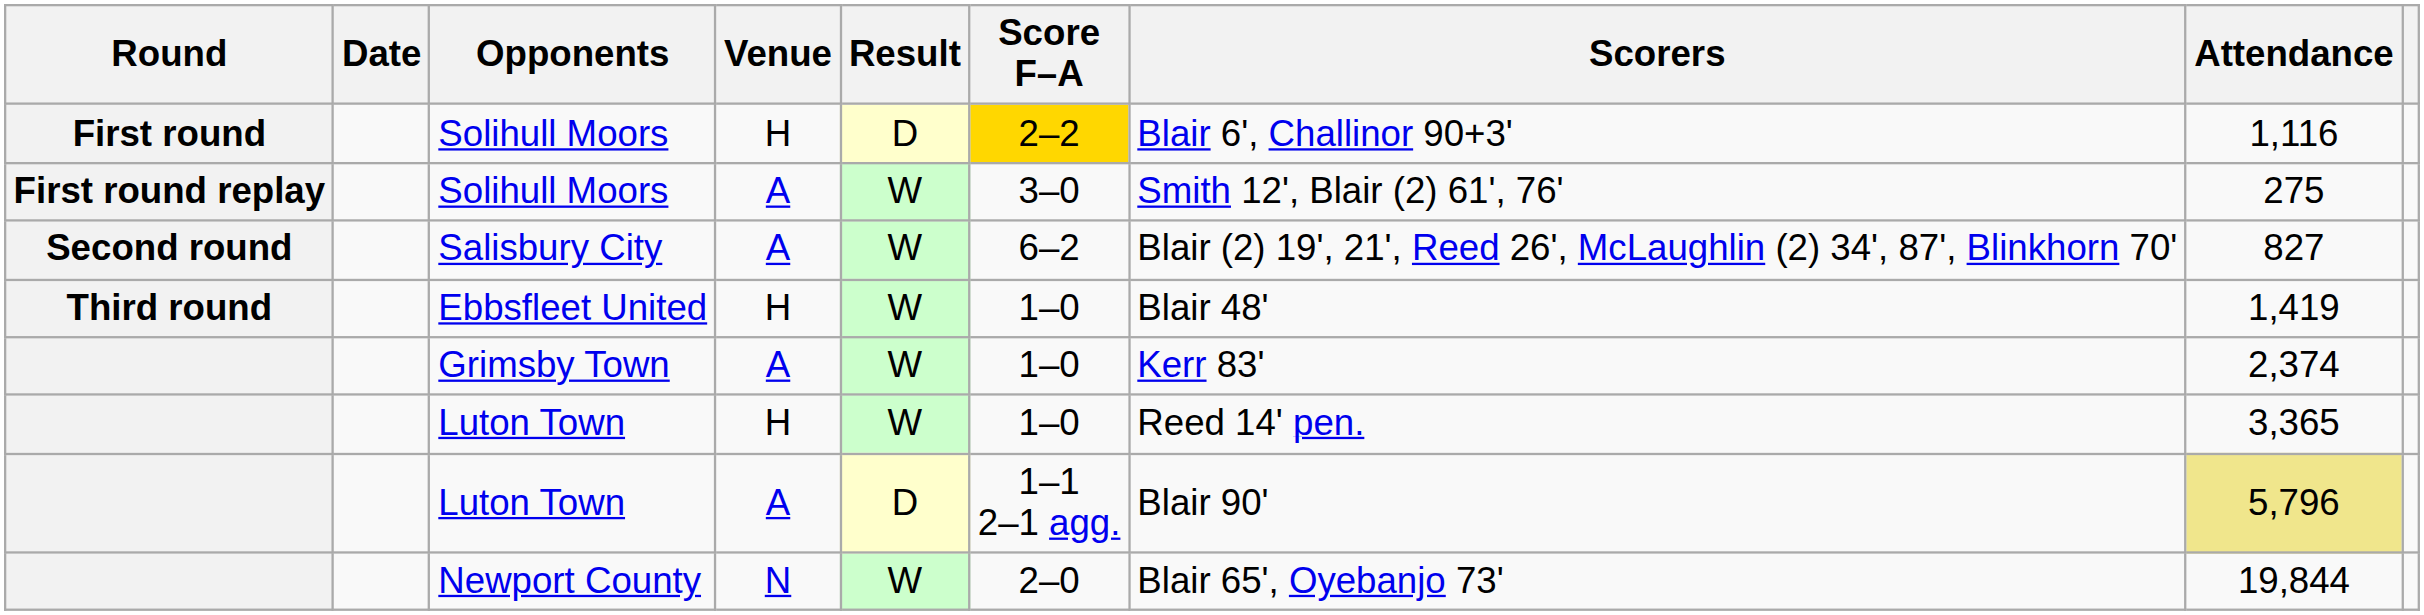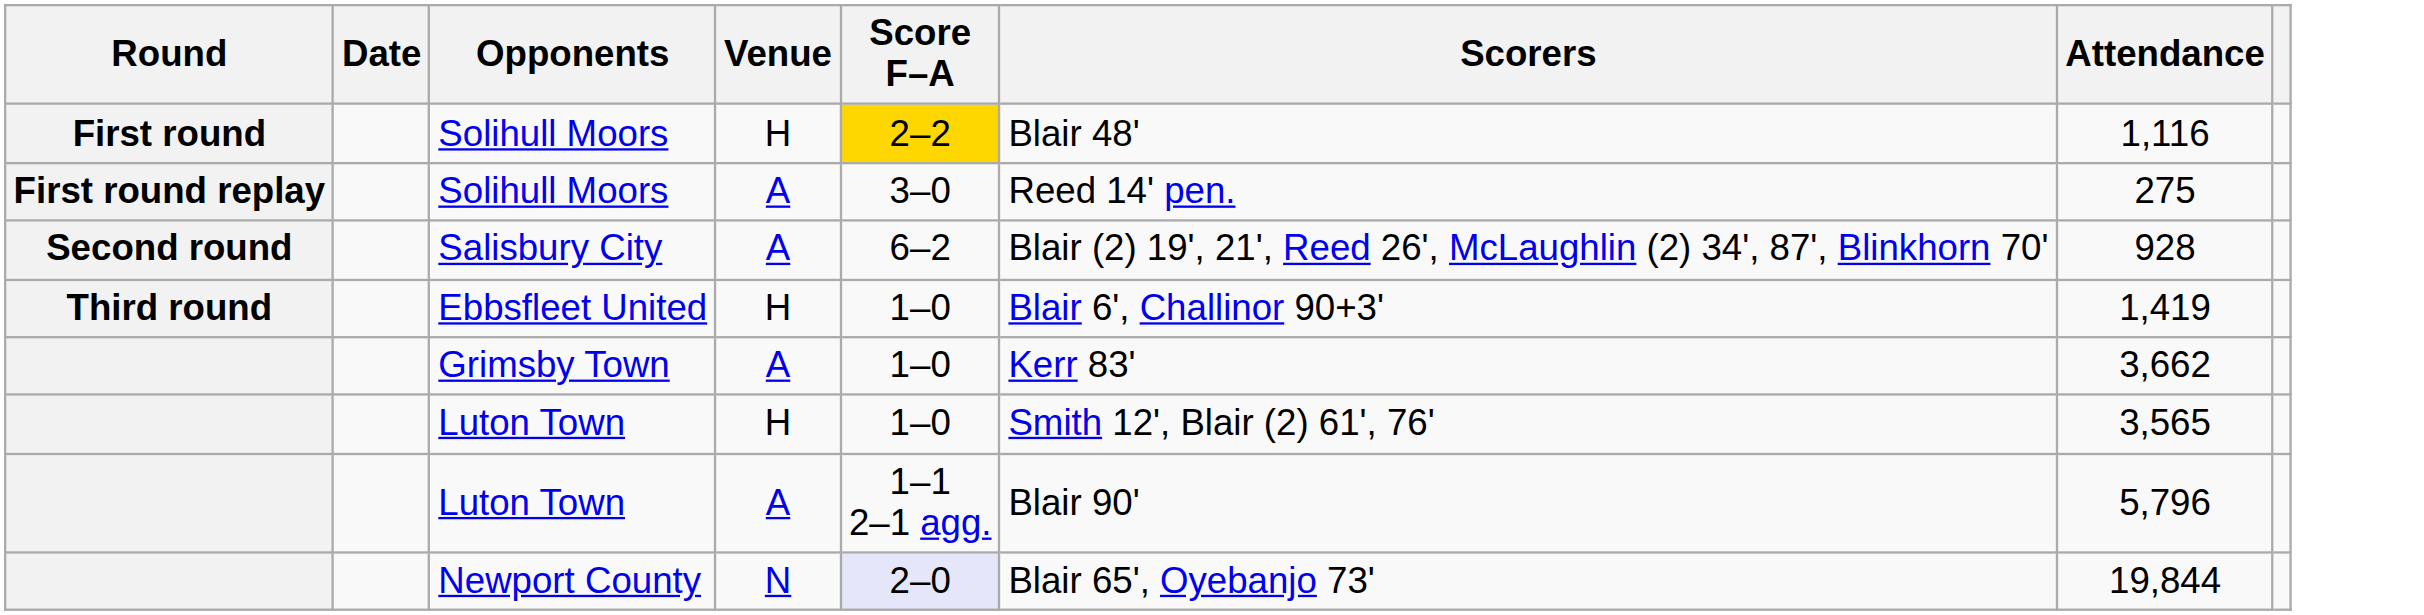- column: (905, 54)
(1325, 132) Blair 6', Challinor 90+3' -> (1074, 132) Blair 48'
(1350, 190) Smith 12', Blair (2) 61', 76' -> (1122, 190) Reed 14' pen.
(2294, 249) 827 -> (2165, 249) 928
(1203, 307) Blair 48' -> (1196, 307) Blair 6', Challinor 90+3'
(2294, 365) 2,374 -> (2165, 365) 3,662
(1251, 423) Reed 14' pen. -> (1222, 423) Smith 12', Blair (2) 61', 76'
(2294, 423) 3,365 -> (2165, 423) 3,565
(2294, 502) khaki background -> (2165, 502) no background
(1049, 580) no background -> (920, 580) lavender background
